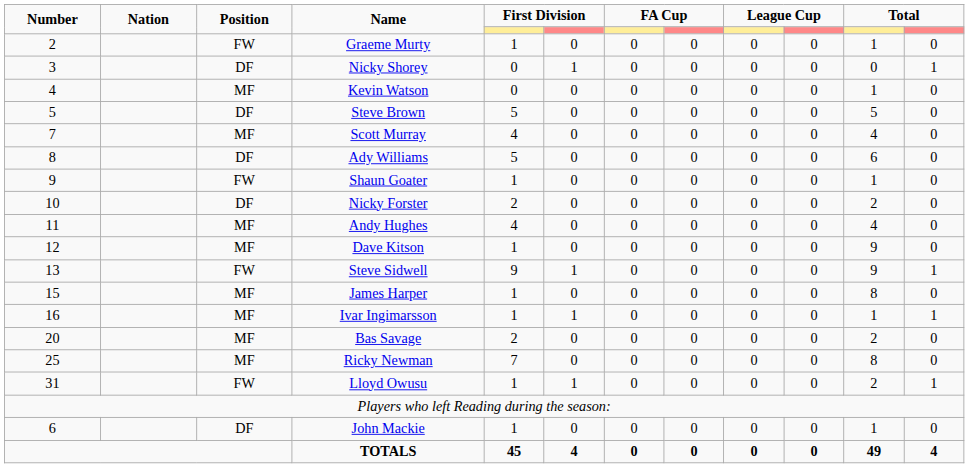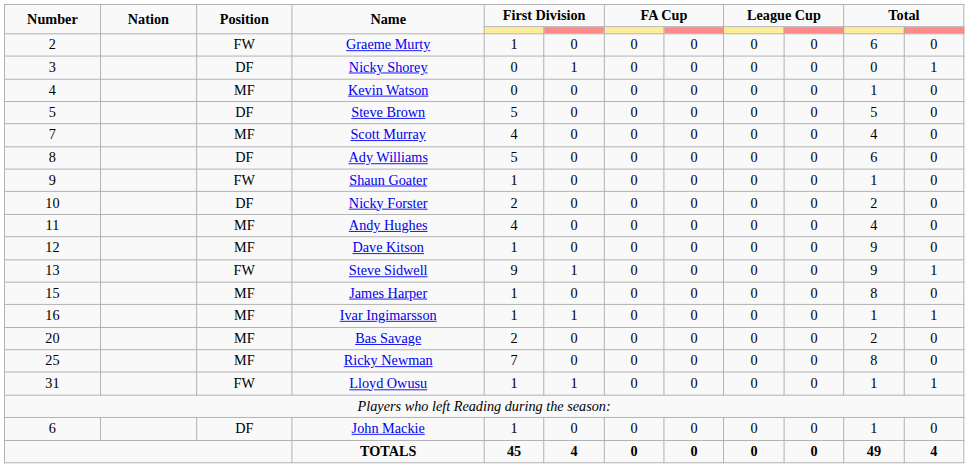(874, 44) 1 -> (874, 44) 6
(874, 383) 2 -> (874, 383) 1
